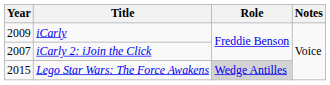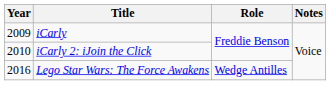(19, 51) 2007 -> (19, 51) 2010
(19, 70) 2015 -> (19, 70) 2016
(251, 70) lightgrey background -> (251, 70) no background
